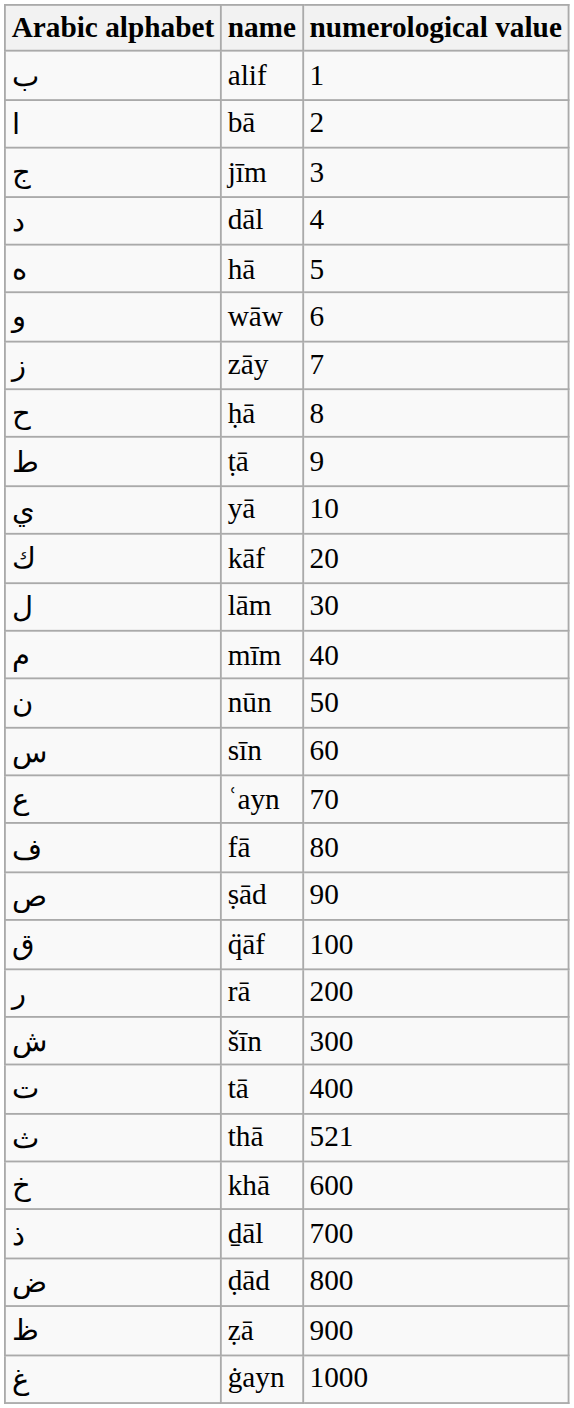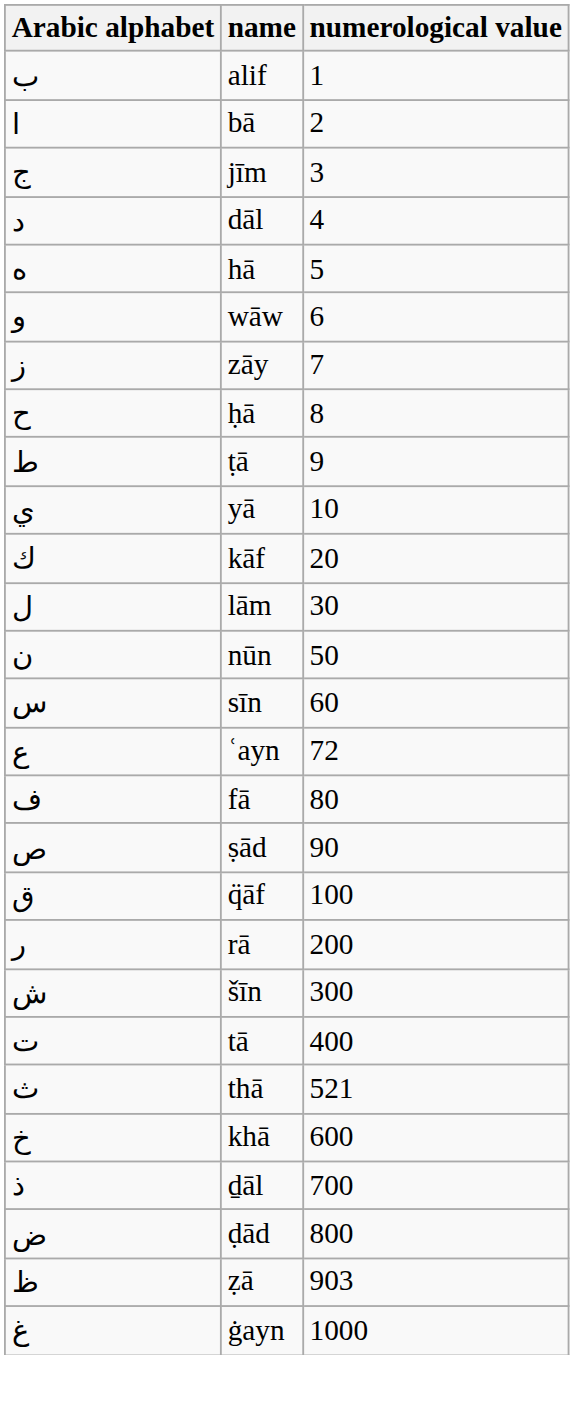- row: (255, 654)
(324, 799) 70 -> (324, 750) 72
(331, 1329) 900 -> (331, 1281) 903
